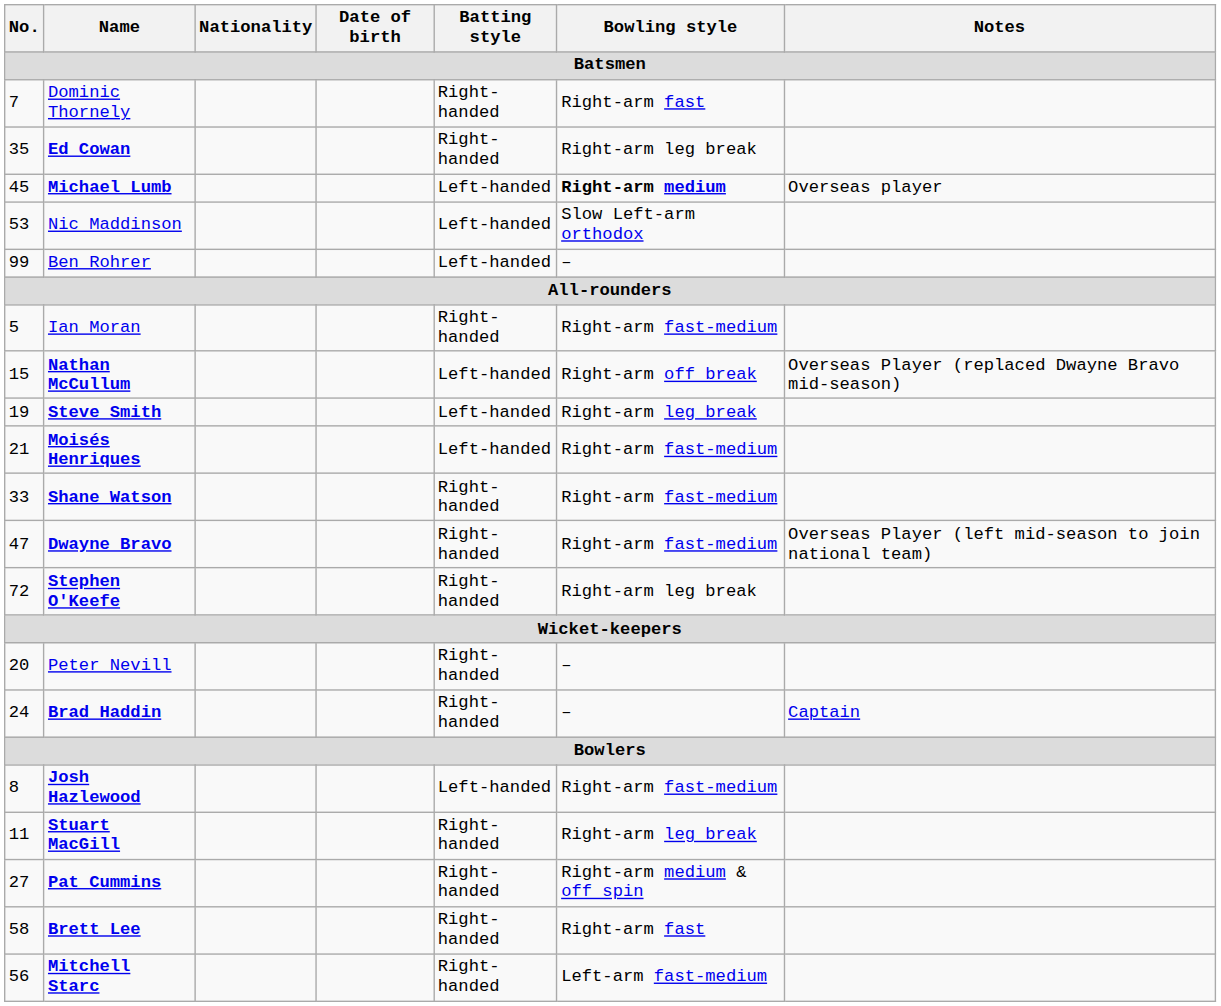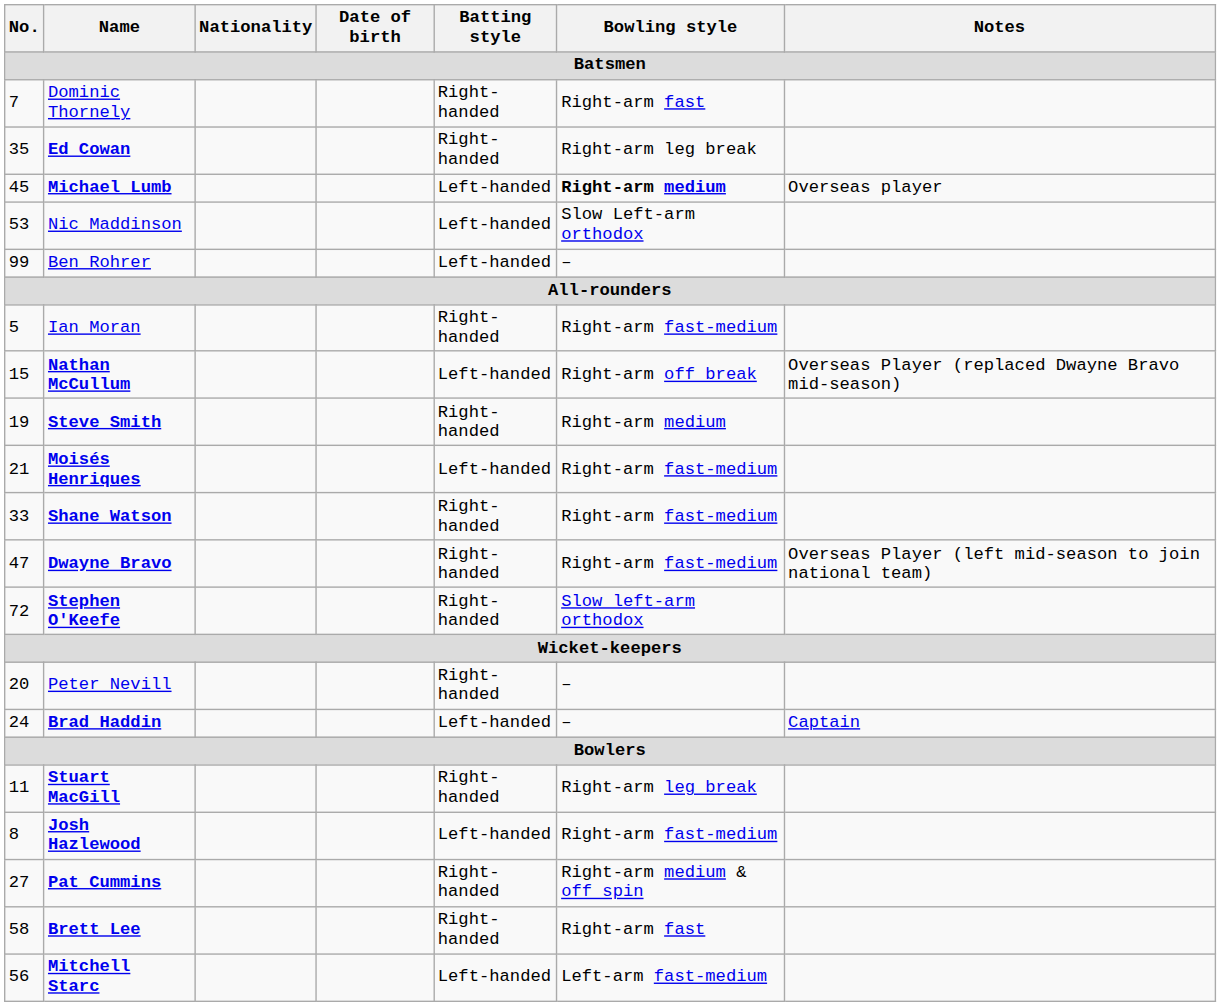(494, 413) Left-handed -> (469, 423) Right-handed
(659, 413) Right-arm leg break -> (644, 423) Right-arm medium
(659, 592) Right-arm leg break -> (628, 611) Slow left-arm orthodox
(469, 714) Right-handed -> (494, 724) Left-handed
rows swapped: (94, 789) <-> (84, 836)
(469, 977) Right-handed -> (494, 977) Left-handed
